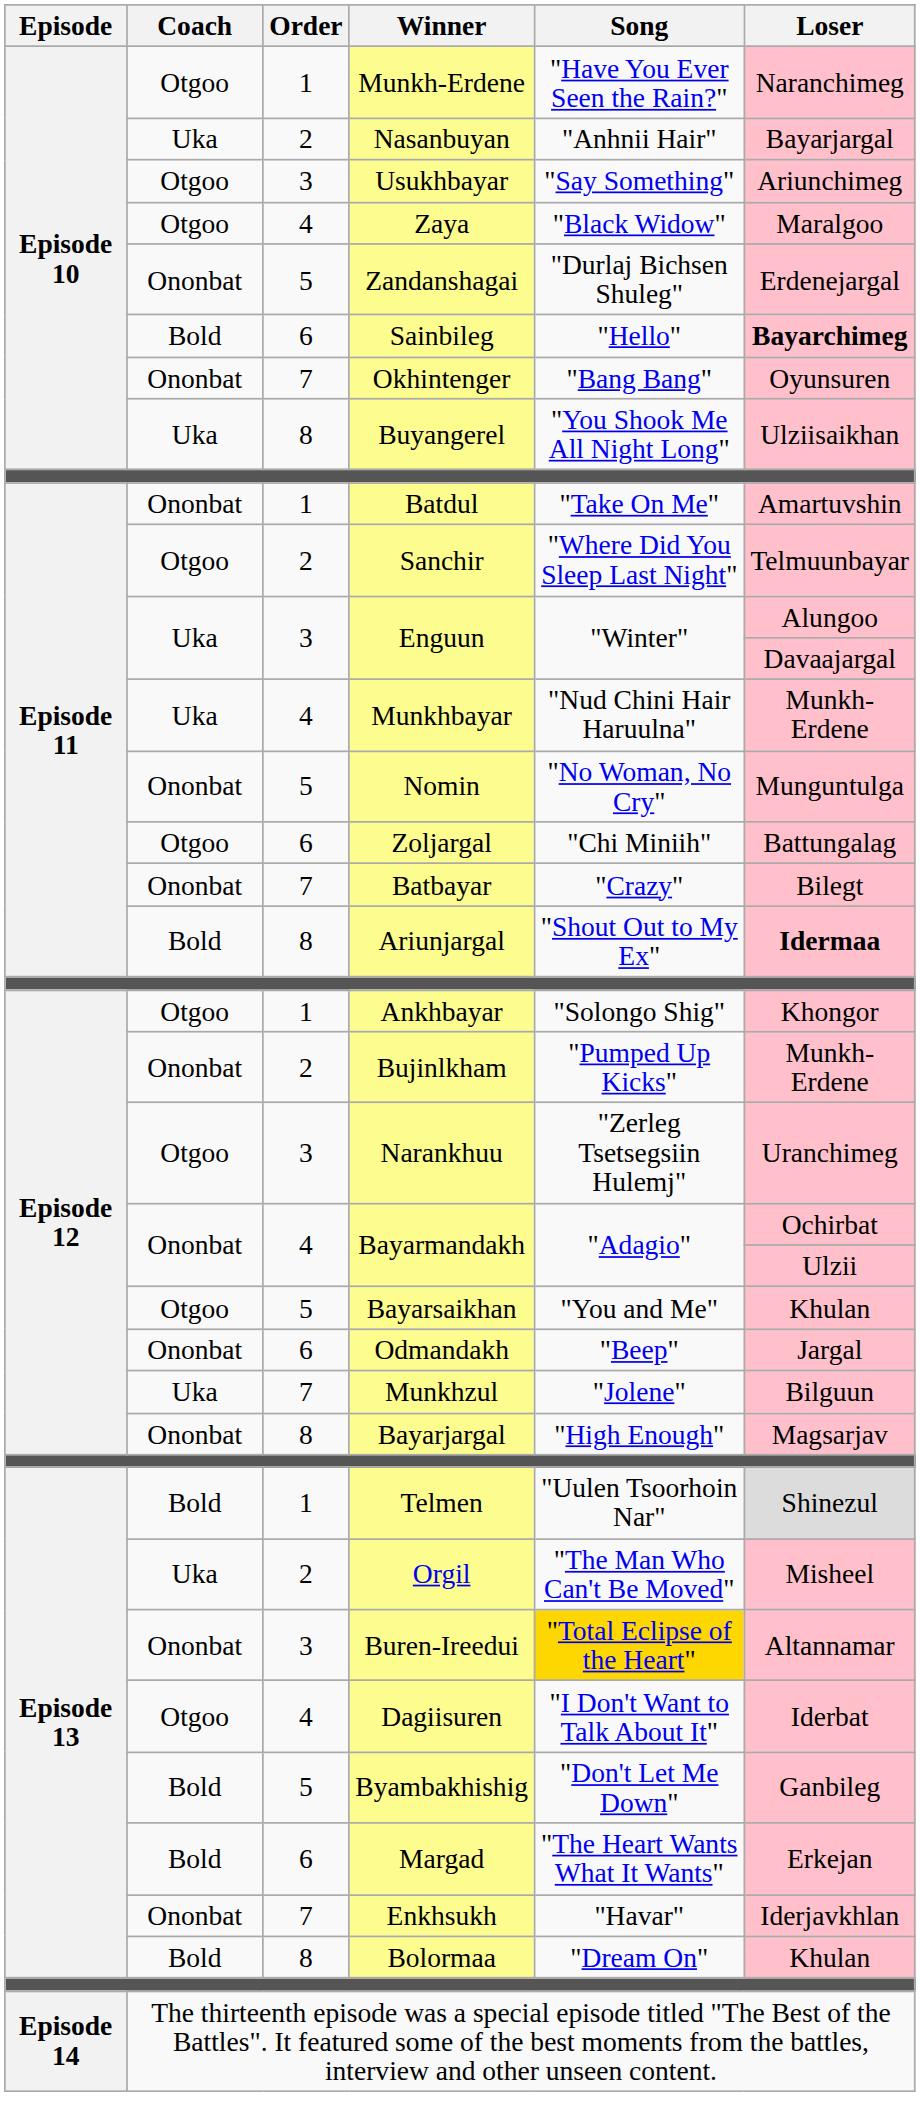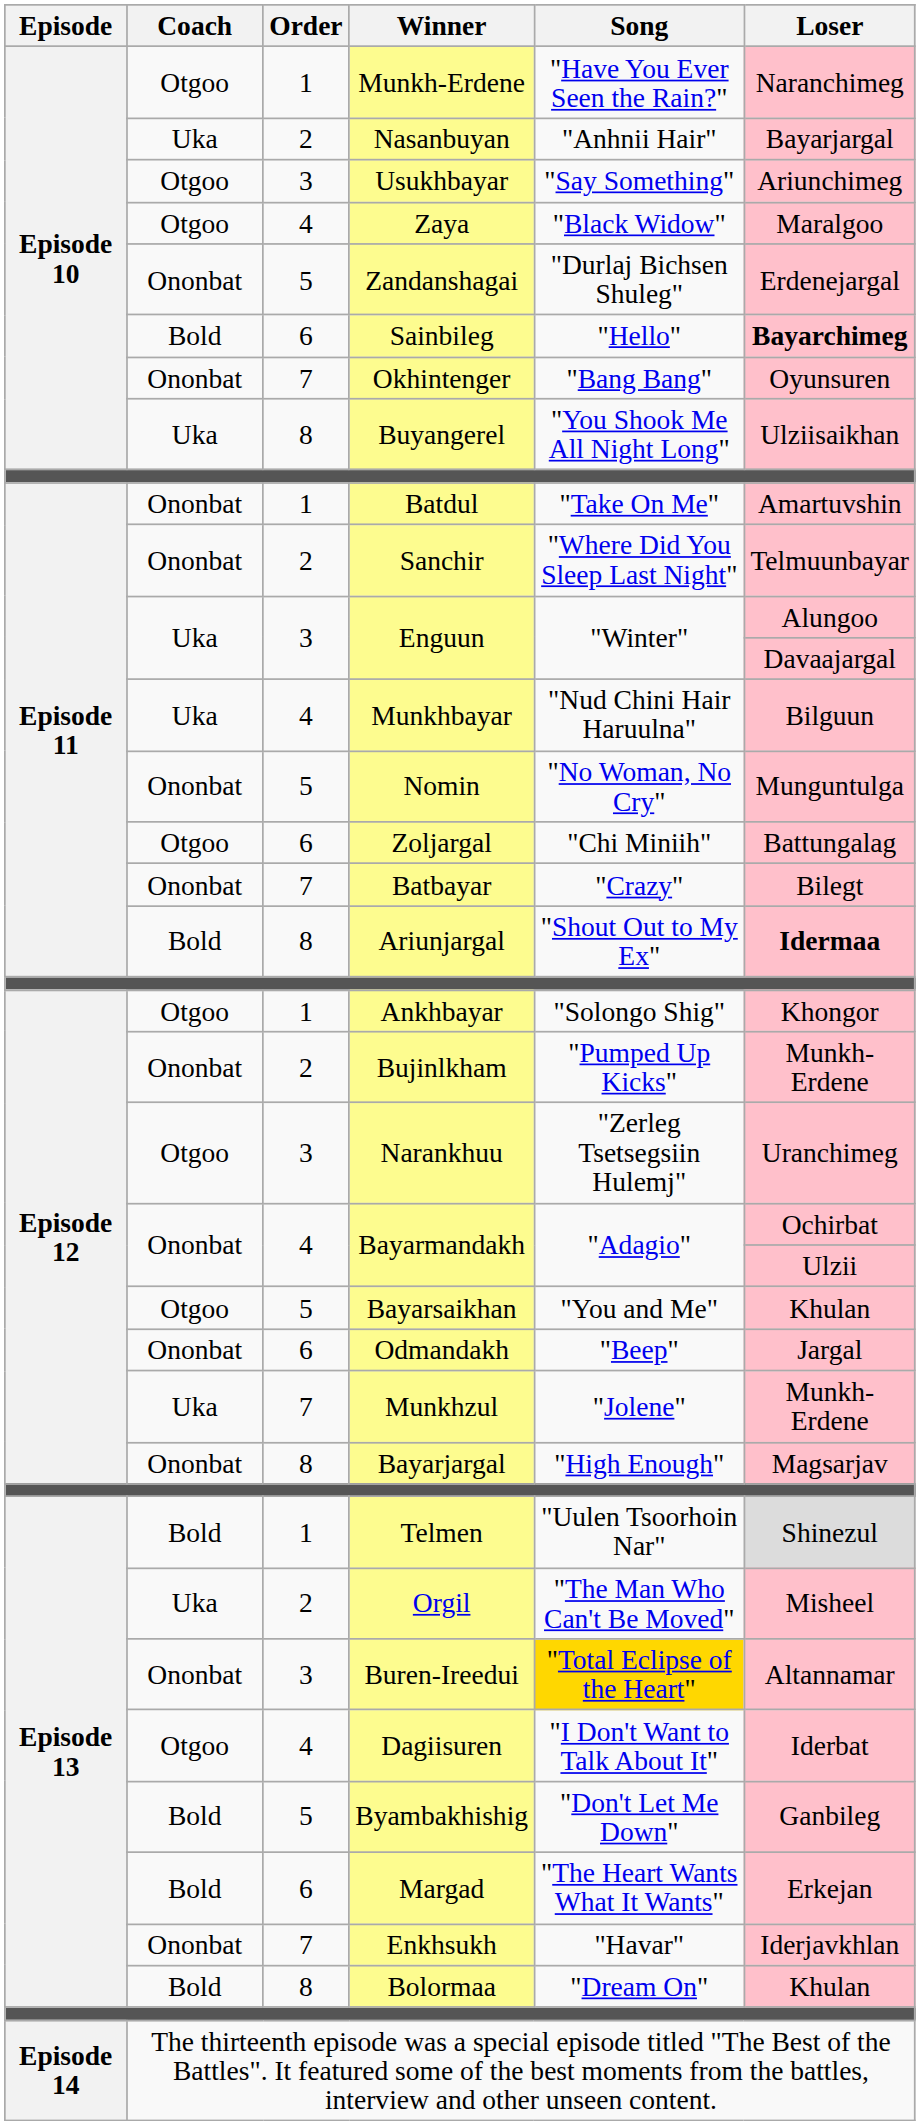(195, 560) Otgoo -> (195, 560) Ononbat
(830, 715) Munkh-Erdene -> (830, 715) Bilguun
(830, 1392) Bilguun -> (830, 1406) Munkh-Erdene
